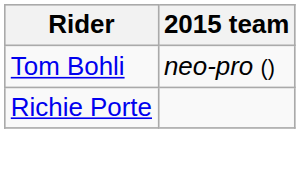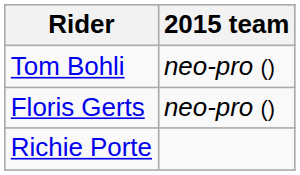+ row: (78, 107)
